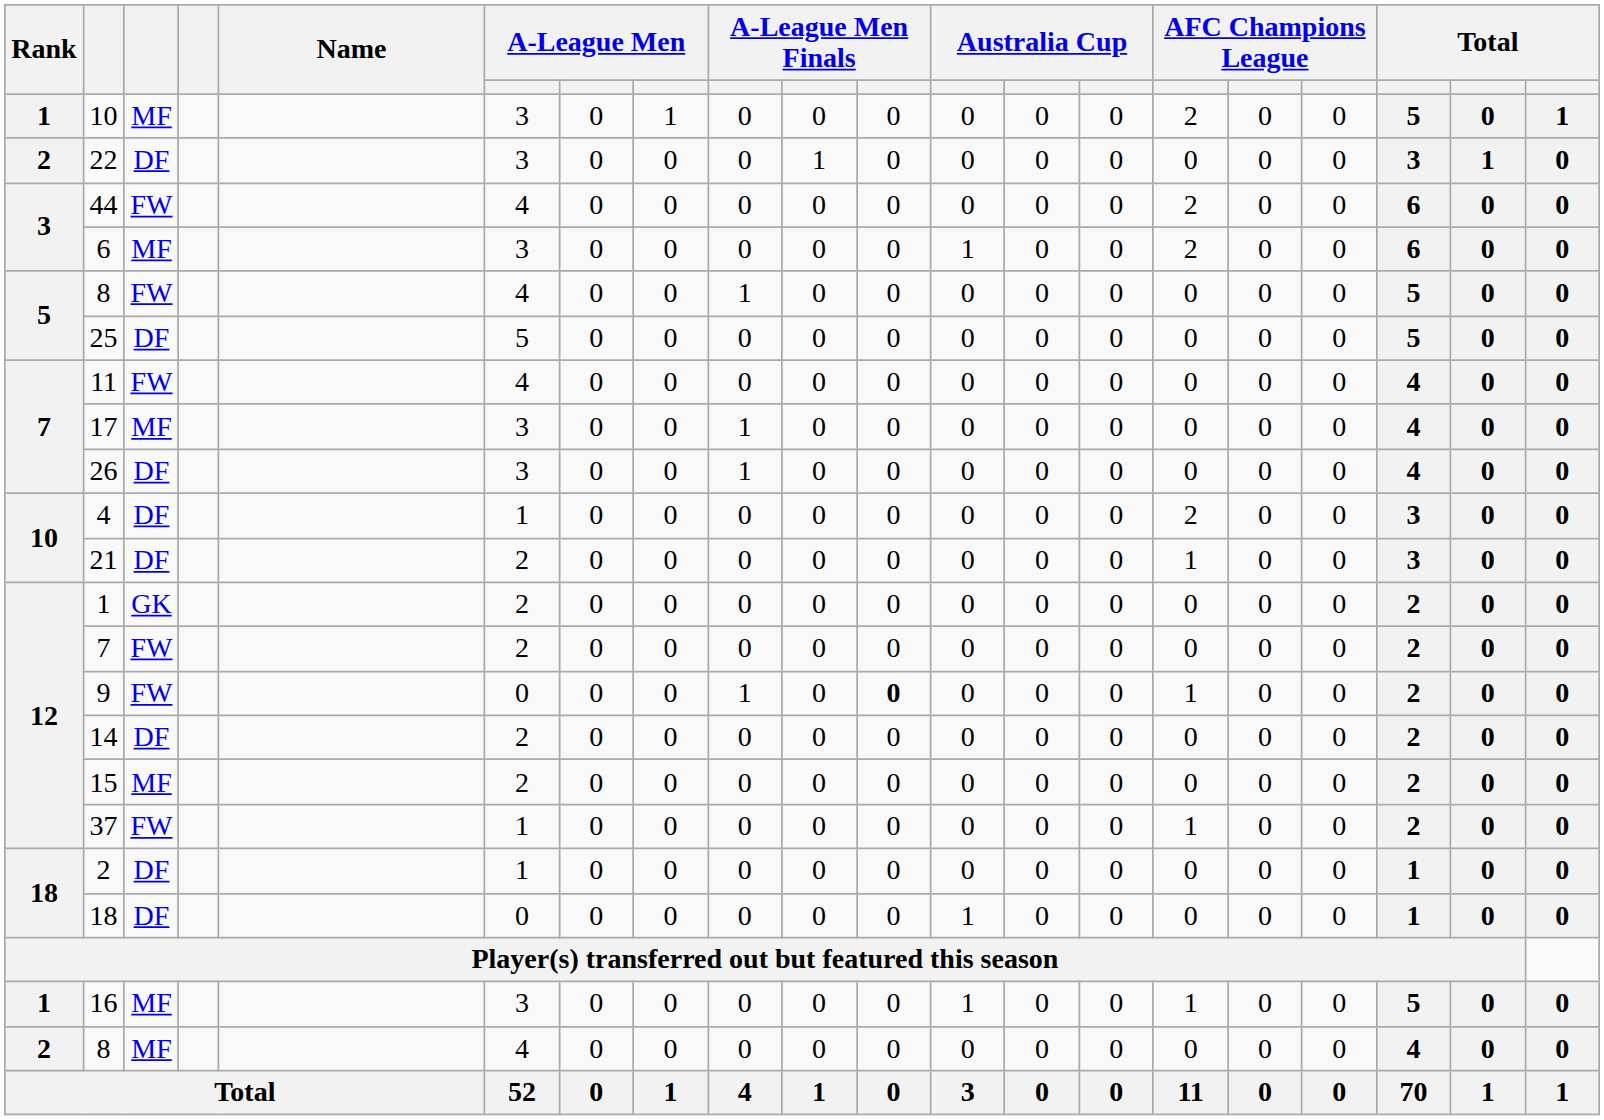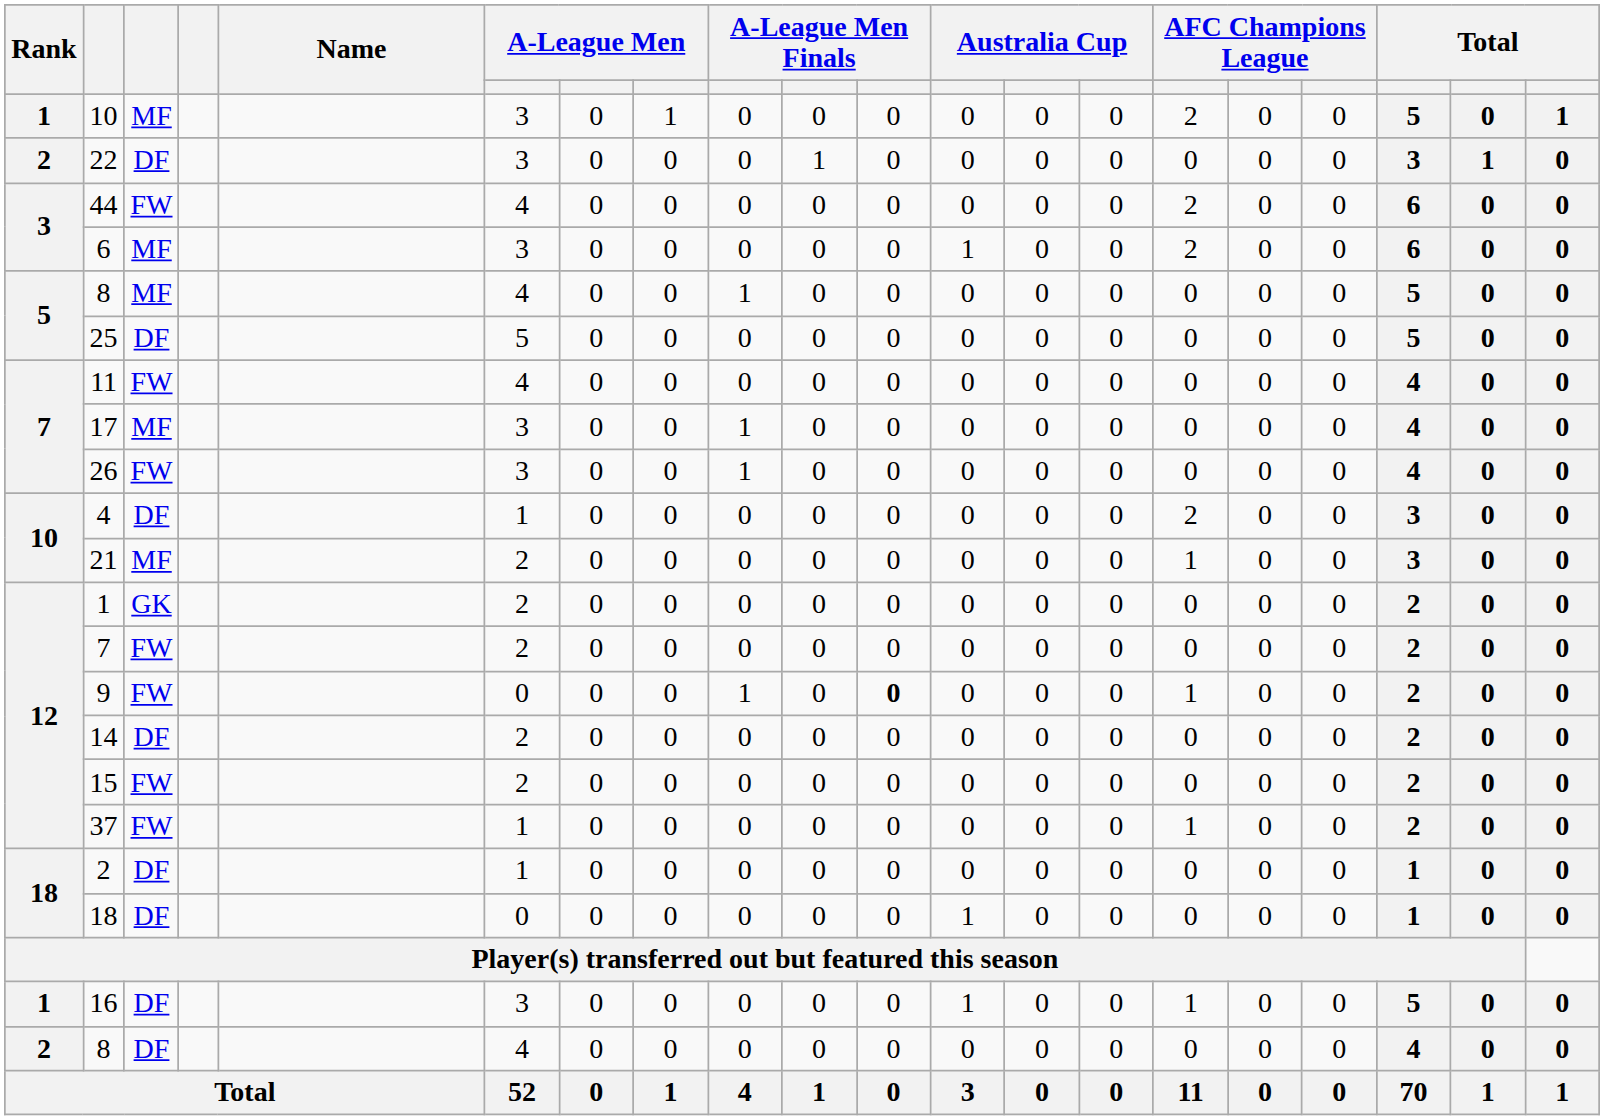(152, 293) FW -> (152, 293) MF
(152, 470) DF -> (152, 470) FW
(152, 559) DF -> (152, 559) MF
(152, 781) MF -> (152, 781) FW
(152, 1003) MF -> (152, 1003) DF
(152, 1048) MF -> (152, 1048) DF
